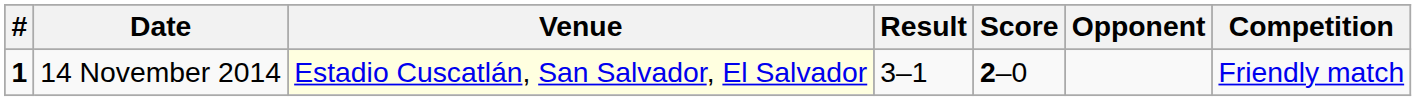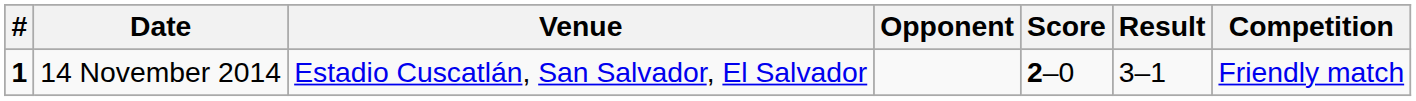columns swapped: (1139, 26) <-> (924, 26)
(581, 71) lightyellow background -> (581, 71) no background
